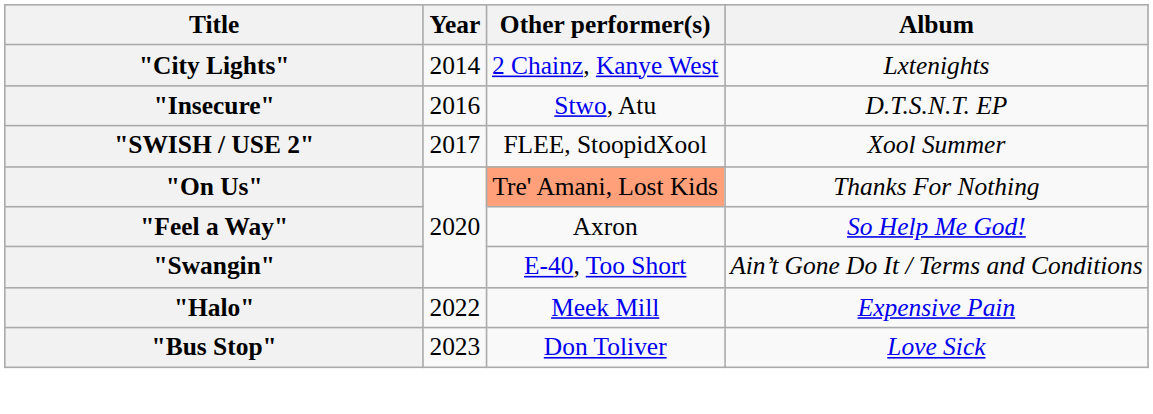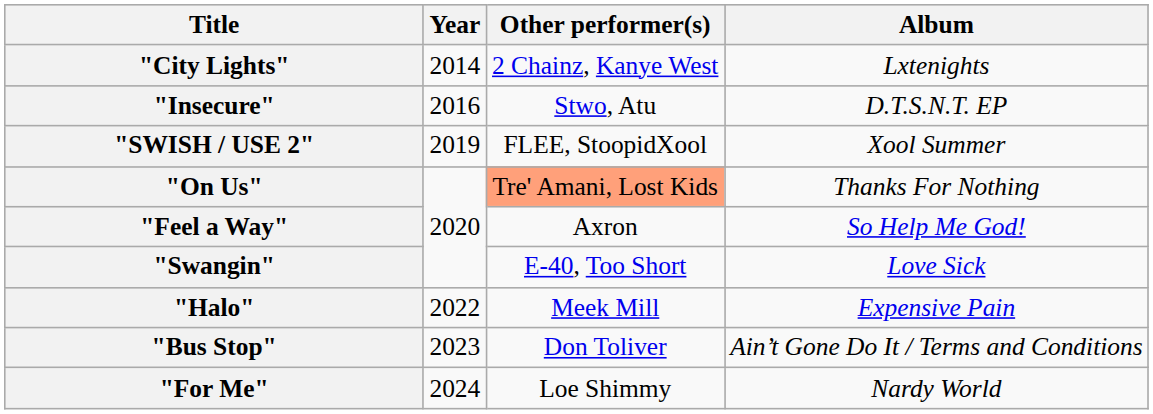(455, 145) 2017 -> (455, 145) 2019
(936, 266) Ain’t Gone Do It / Terms and Conditions -> (936, 266) Love Sick
(936, 347) Love Sick -> (936, 347) Ain’t Gone Do It / Terms and Conditions
+ row: (214, 387)
